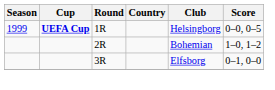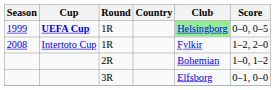(195, 28) no background -> (202, 28) lightgreen background
+ row: (17, 45)
